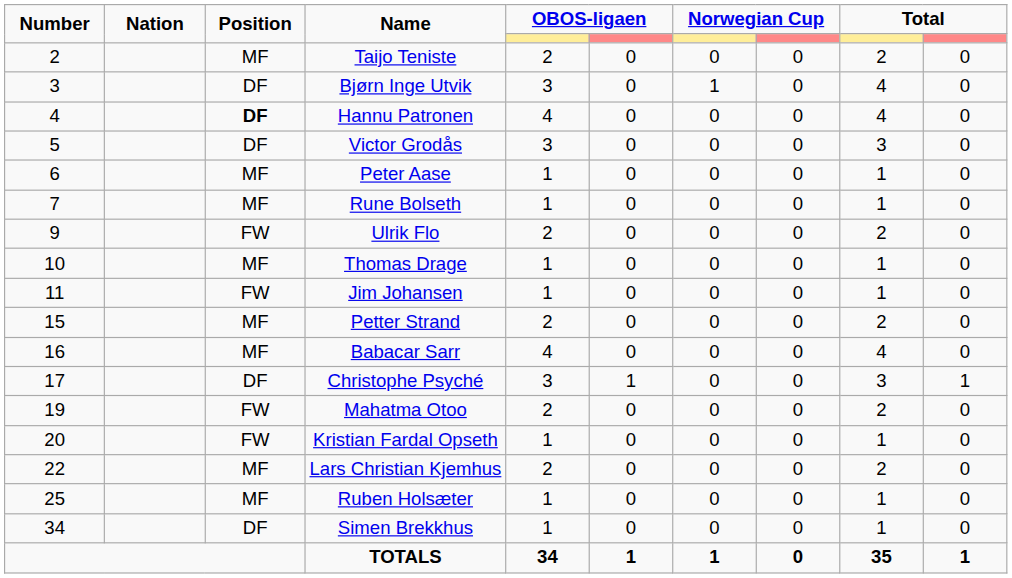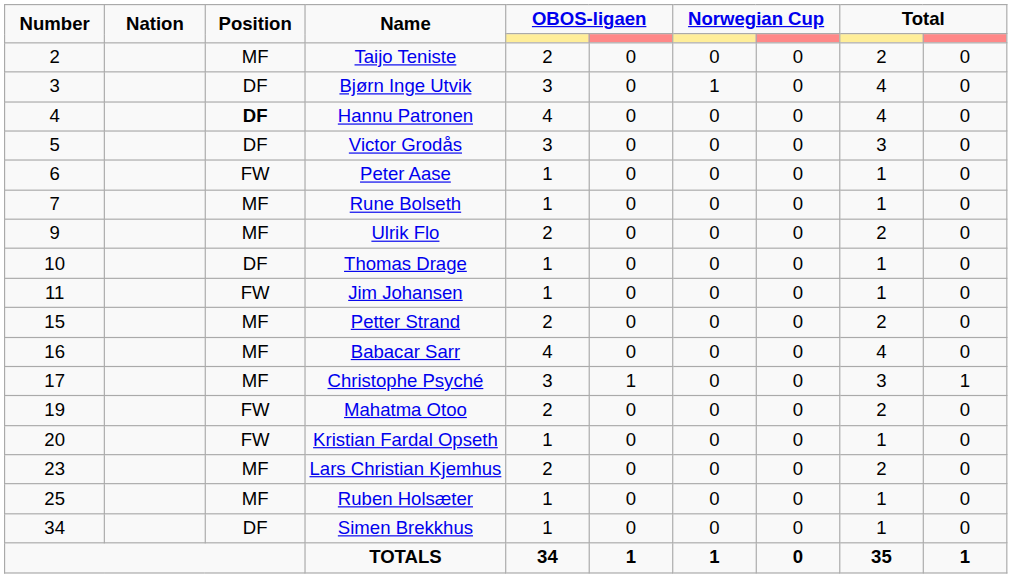(255, 174) MF -> (255, 174) FW
(255, 233) FW -> (255, 233) MF
(255, 263) MF -> (255, 263) DF
(255, 380) DF -> (255, 380) MF
(55, 469) 22 -> (55, 469) 23
